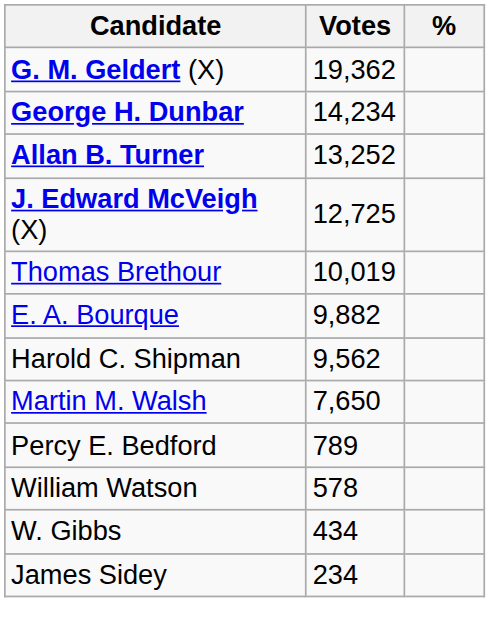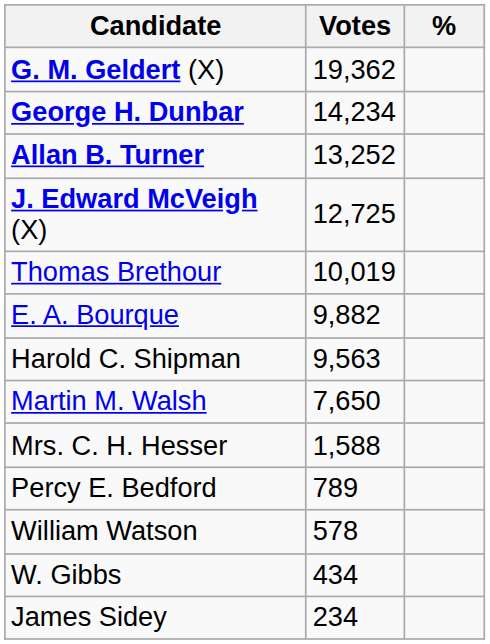(347, 358) 9,562 -> (347, 358) 9,563
+ row: (119, 444)
